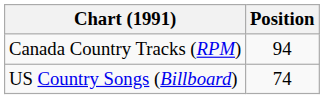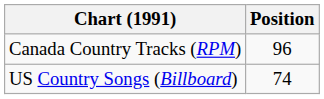(282, 49) 94 -> (282, 49) 96
